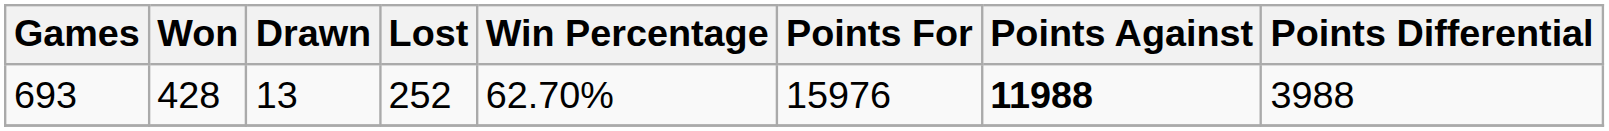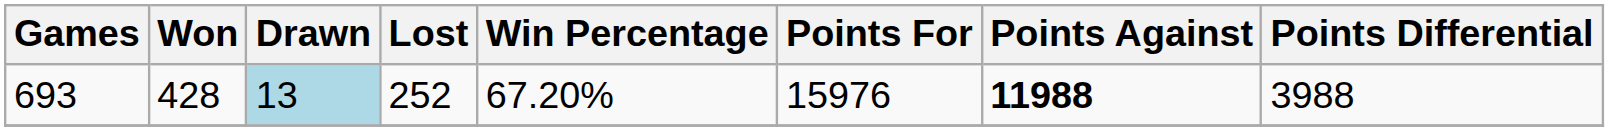(277, 94) no background -> (277, 94) lightblue background
(550, 94) 62.70% -> (550, 94) 67.20%
